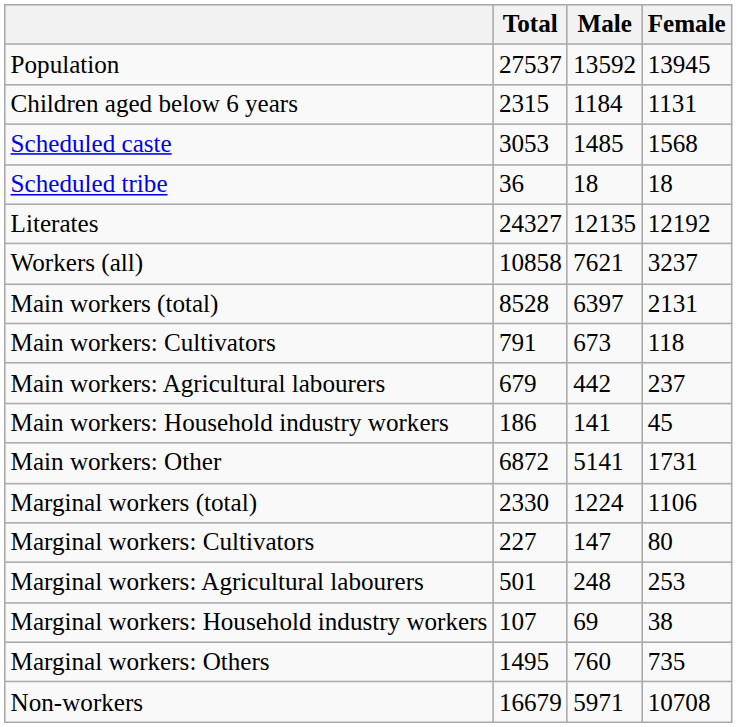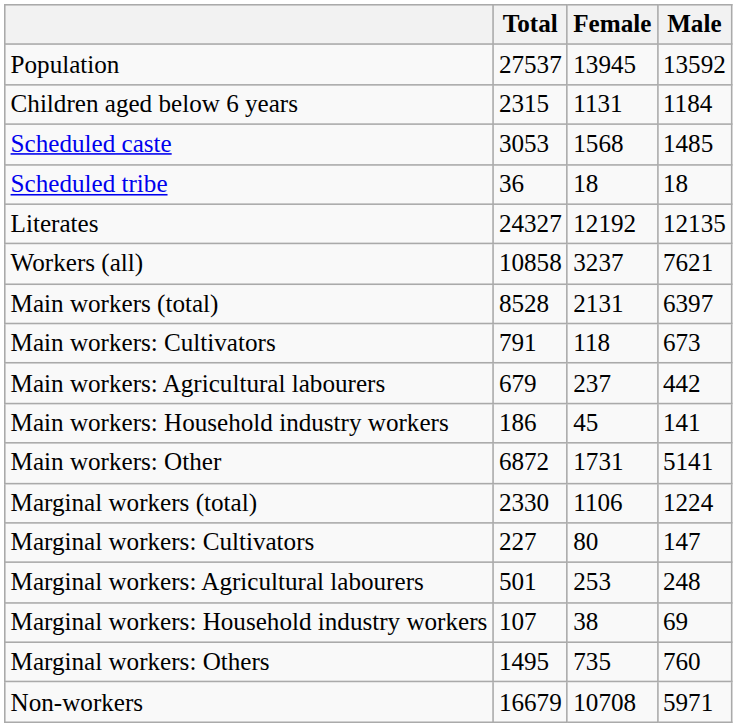columns swapped: (605, 24) <-> (687, 24)
